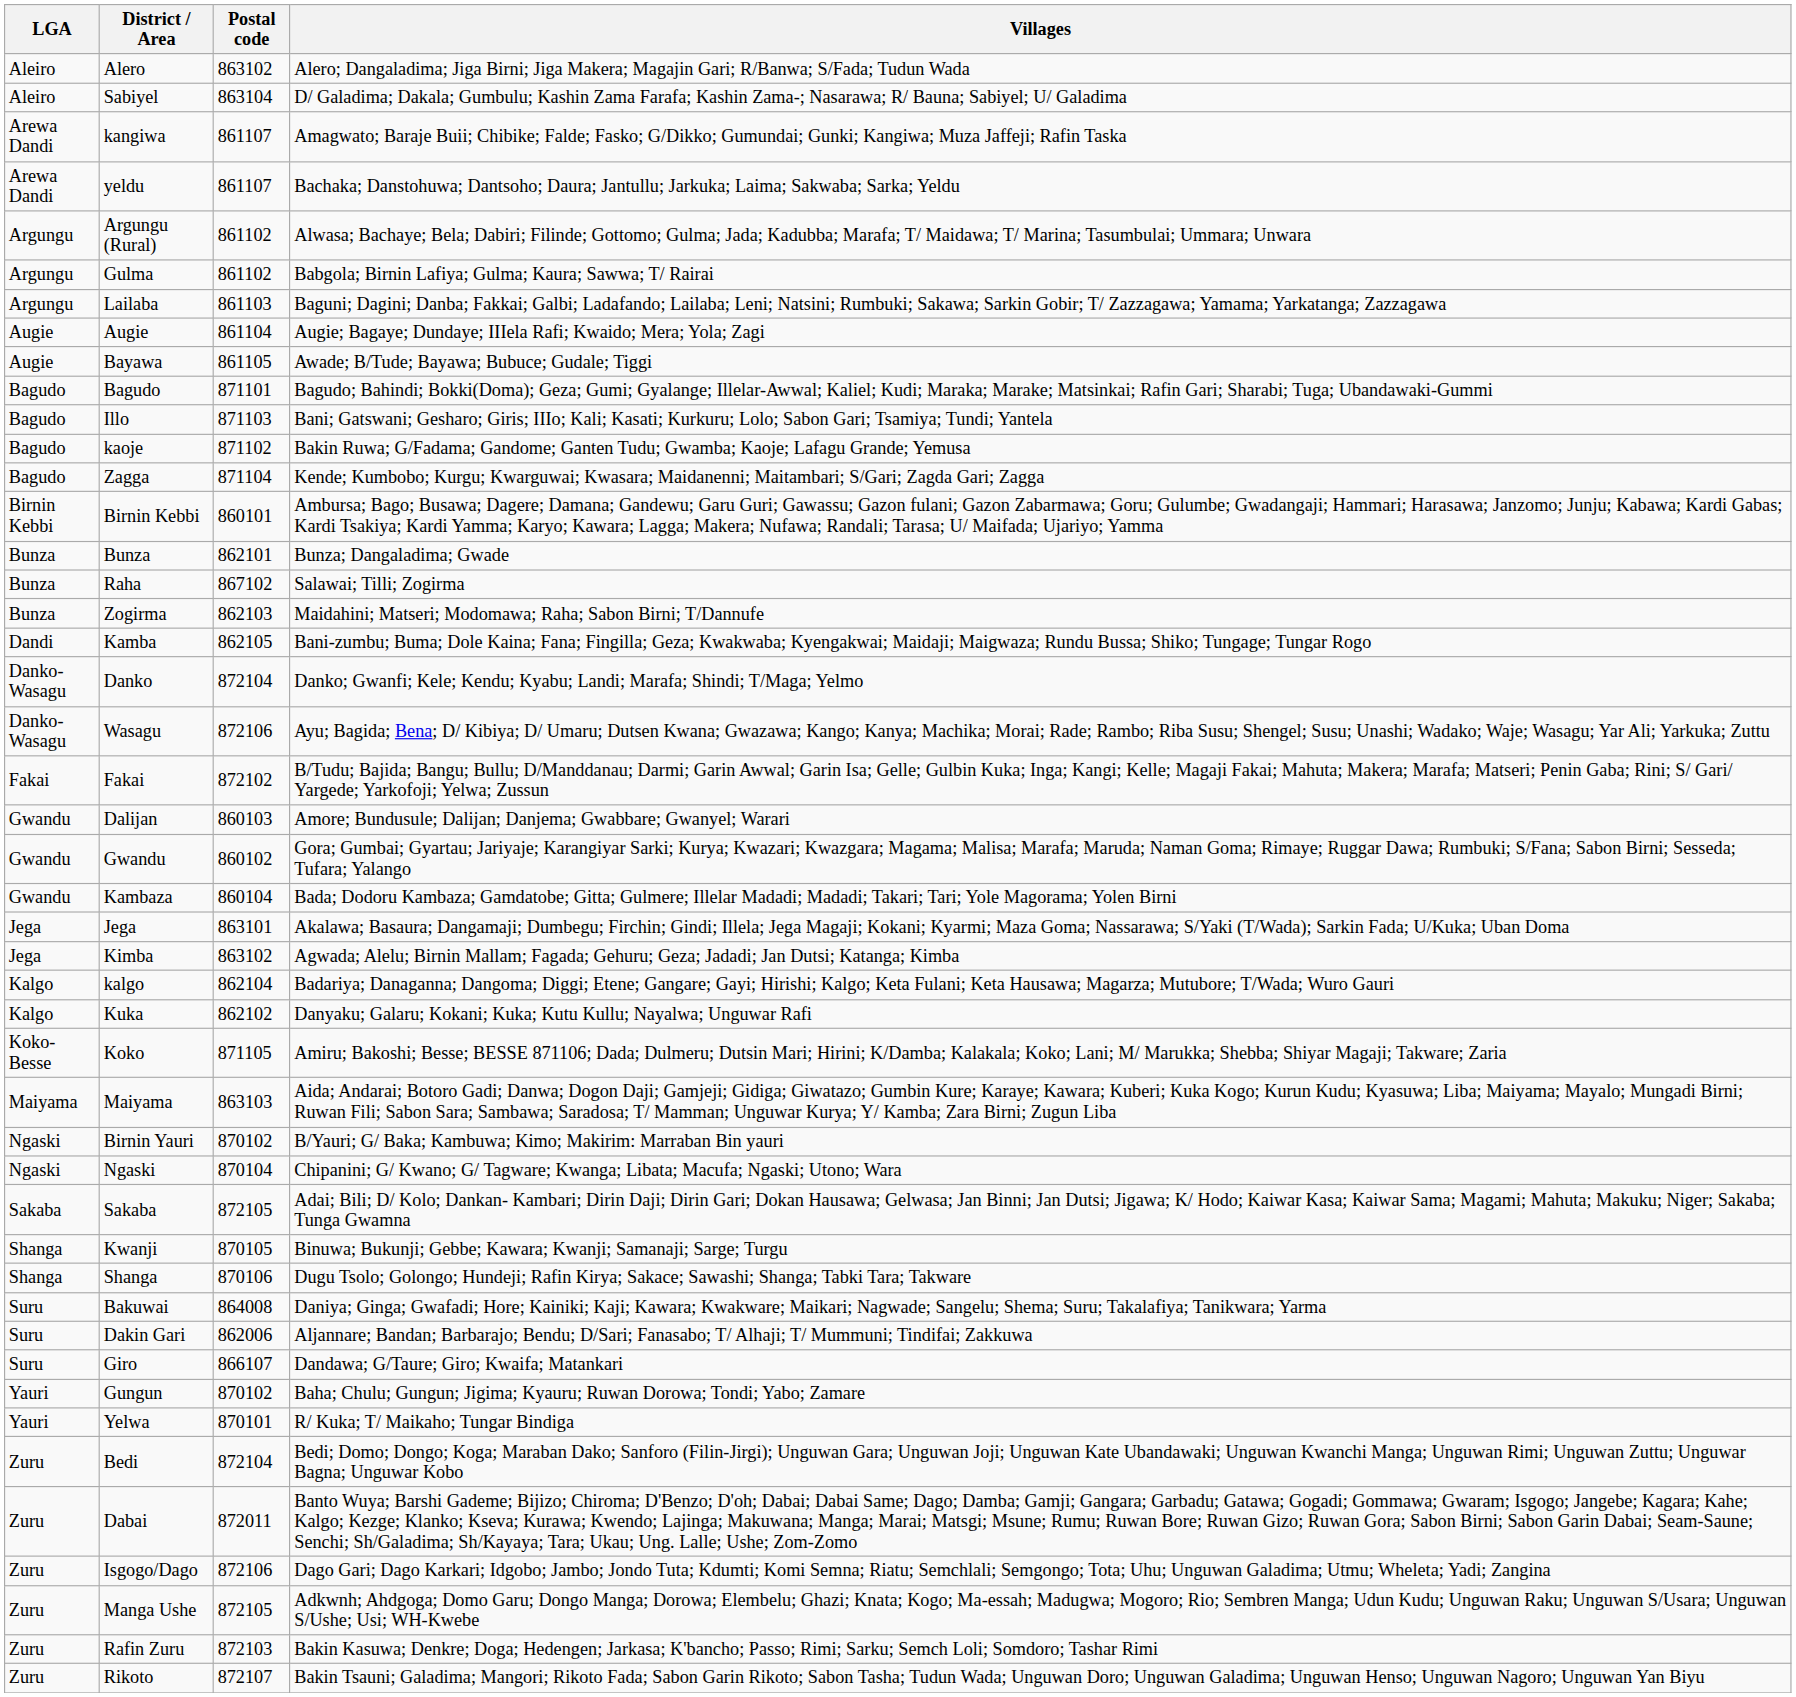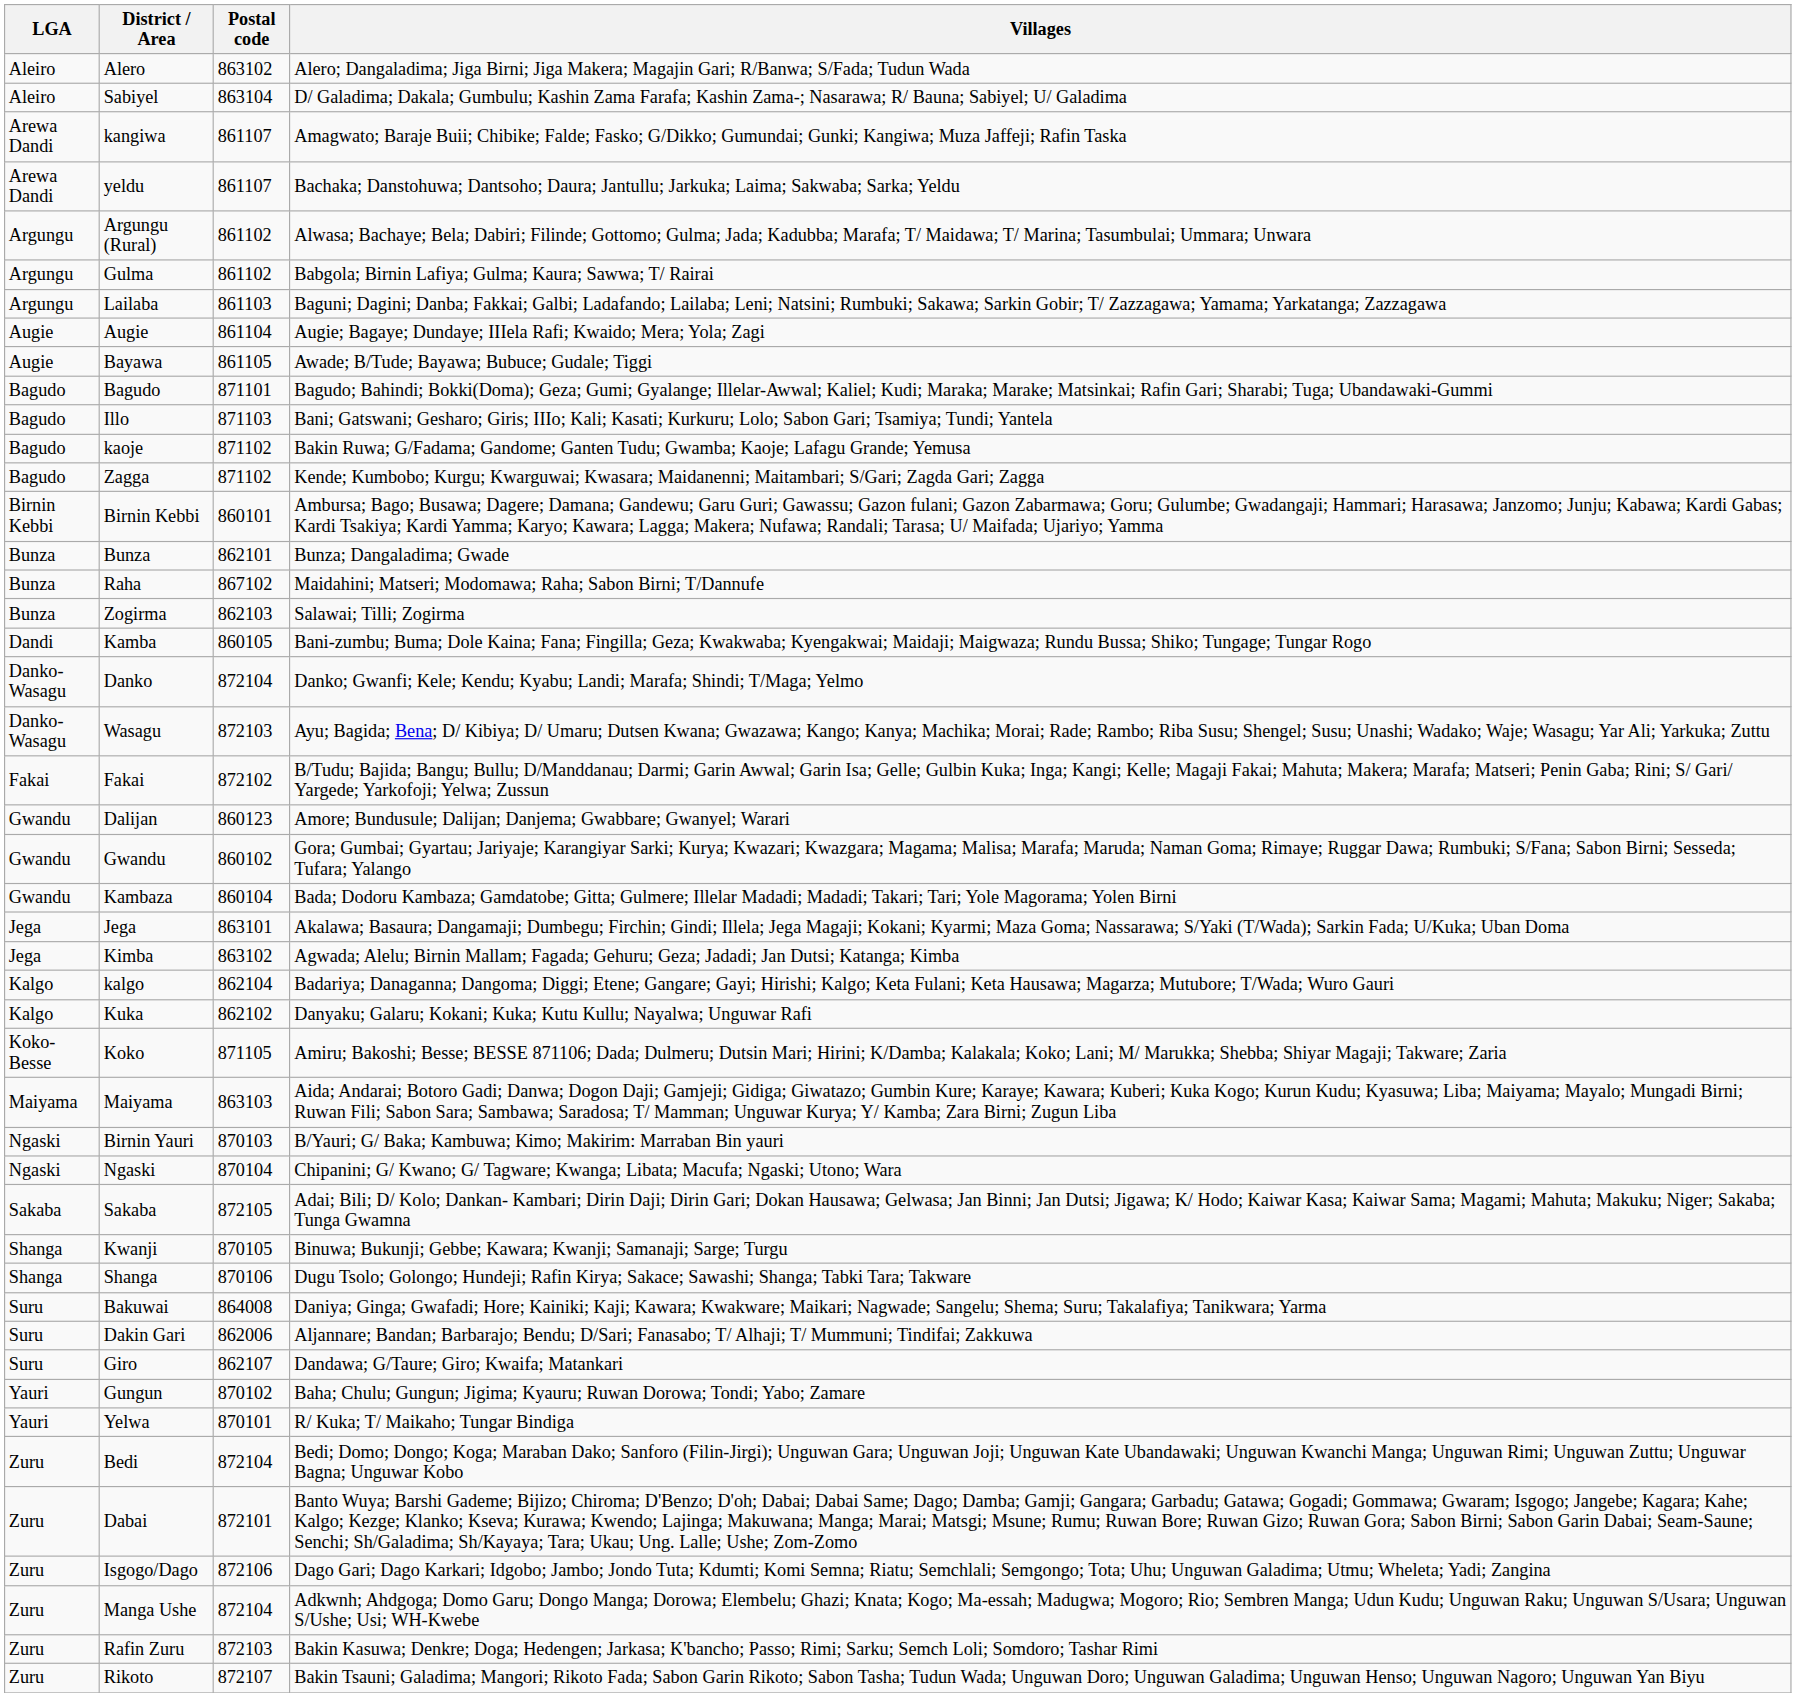(245, 477) 871104 -> (245, 477) 871102
(379, 584) Salawai; Tilli; Zogirma -> (529, 584) Maidahini; Matseri; Modomawa; Raha; Sabon Birni; T/Dannufe
(529, 613) Maidahini; Matseri; Modomawa; Raha; Sabon Birni; T/Dannufe -> (379, 613) Salawai; Tilli; Zogirma
(245, 642) 862105 -> (245, 642) 860105
(245, 730) 872106 -> (245, 730) 872103
(245, 819) 860103 -> (245, 819) 860123
(245, 1141) 870102 -> (245, 1141) 870103
(245, 1364) 866107 -> (245, 1364) 862107
(245, 1521) 872011 -> (245, 1521) 872101
(245, 1609) 872105 -> (245, 1609) 872104
